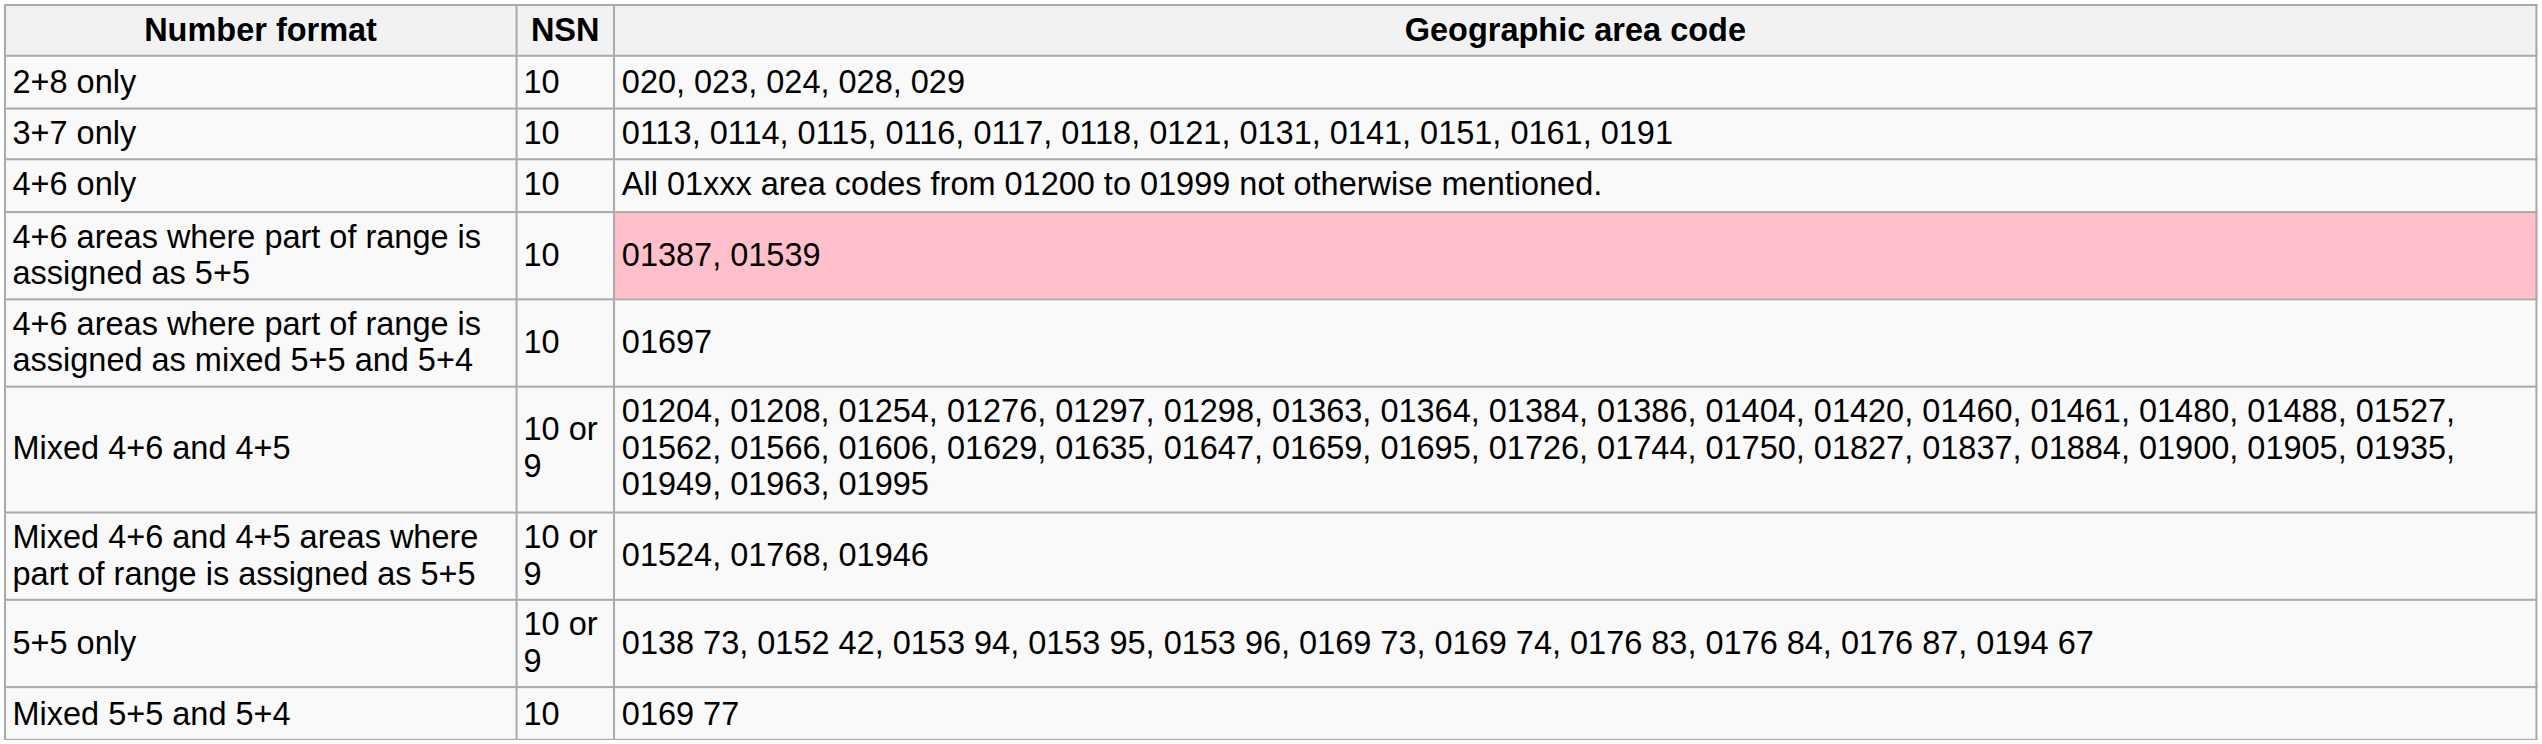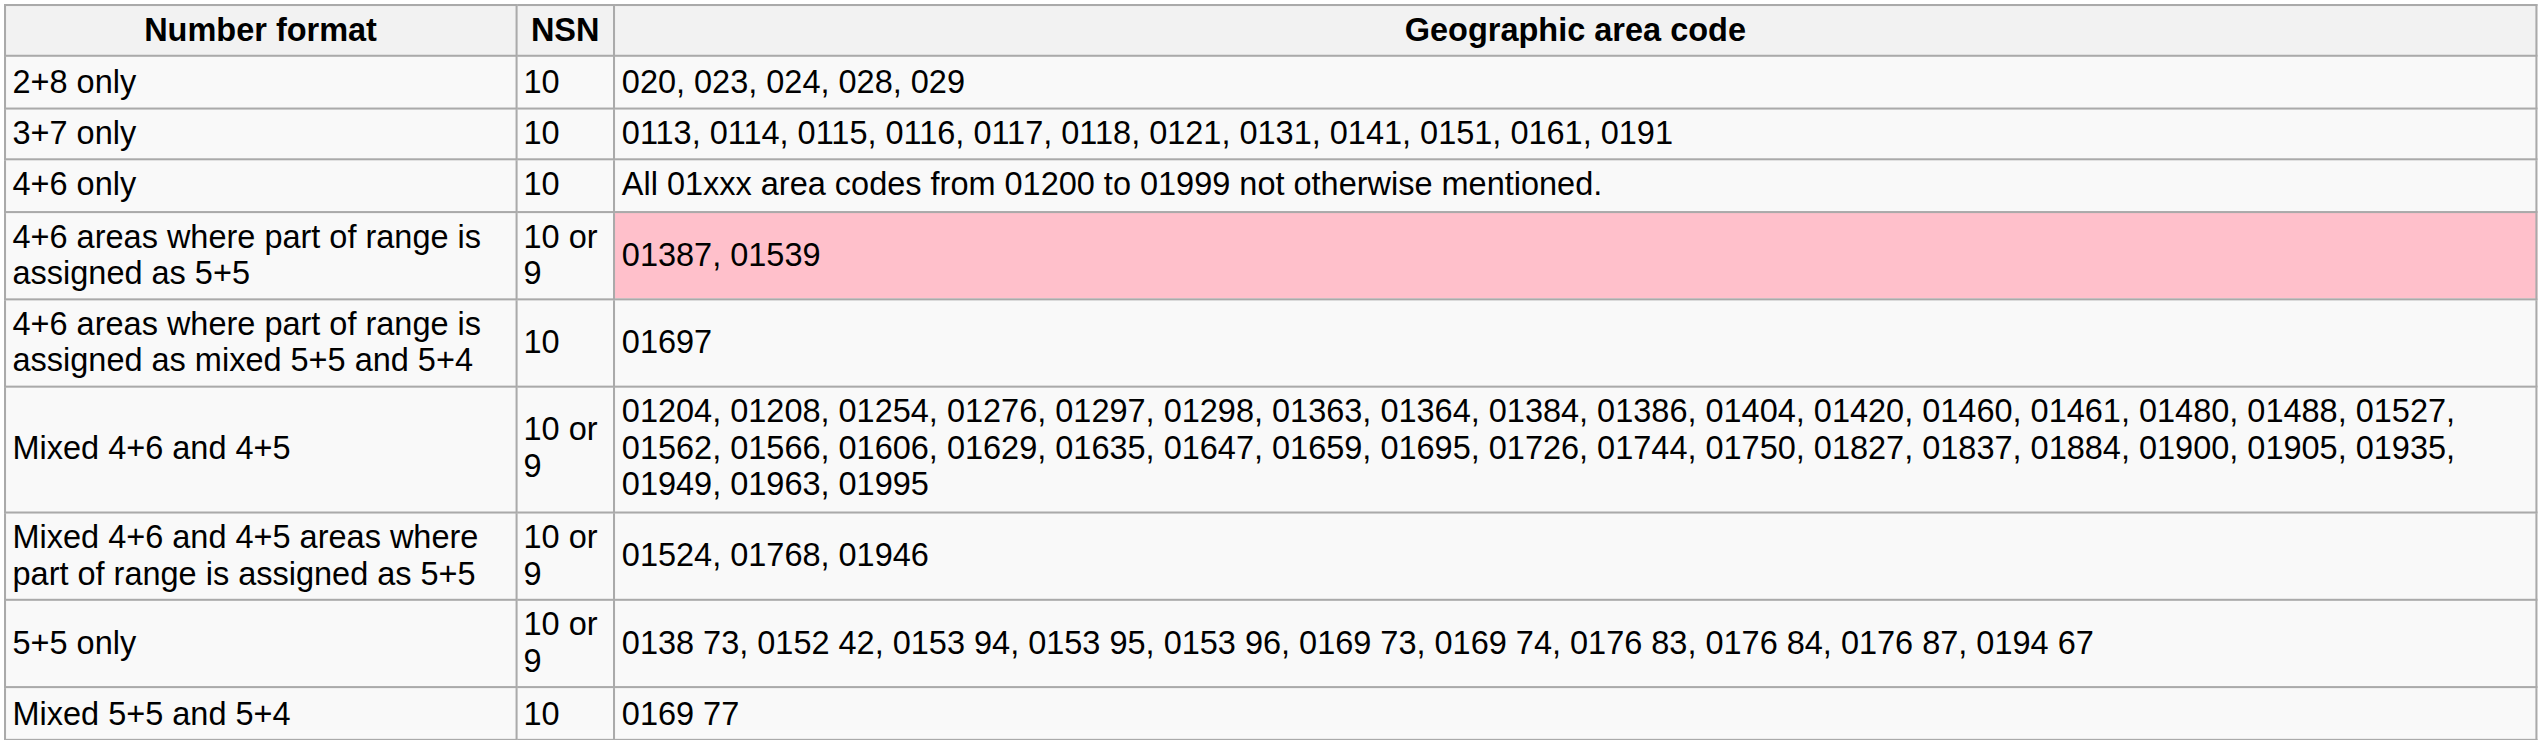(542, 254) 10 -> (561, 254) 10 or 9
